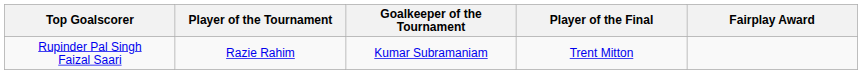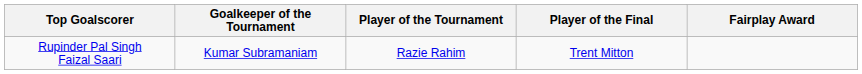columns swapped: (260, 20) <-> (431, 20)
